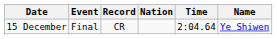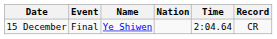columns swapped: (245, 12) <-> (119, 12)
